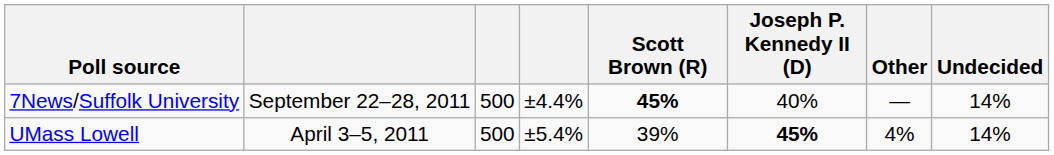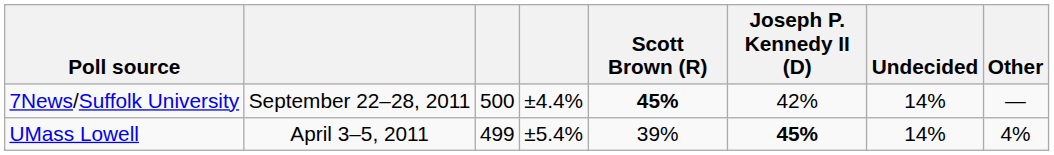columns swapped: (900, 67) <-> (990, 67)
(797, 100) 40% -> (797, 100) 42%
(497, 133) 500 -> (497, 133) 499
